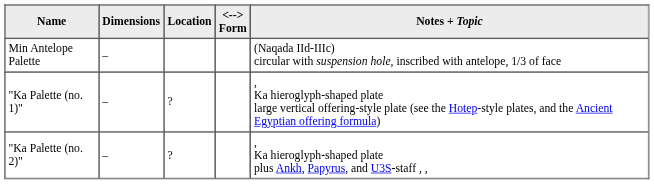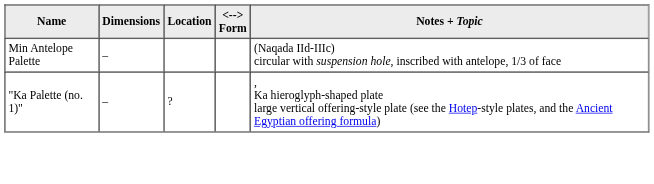- row: (46, 155)
